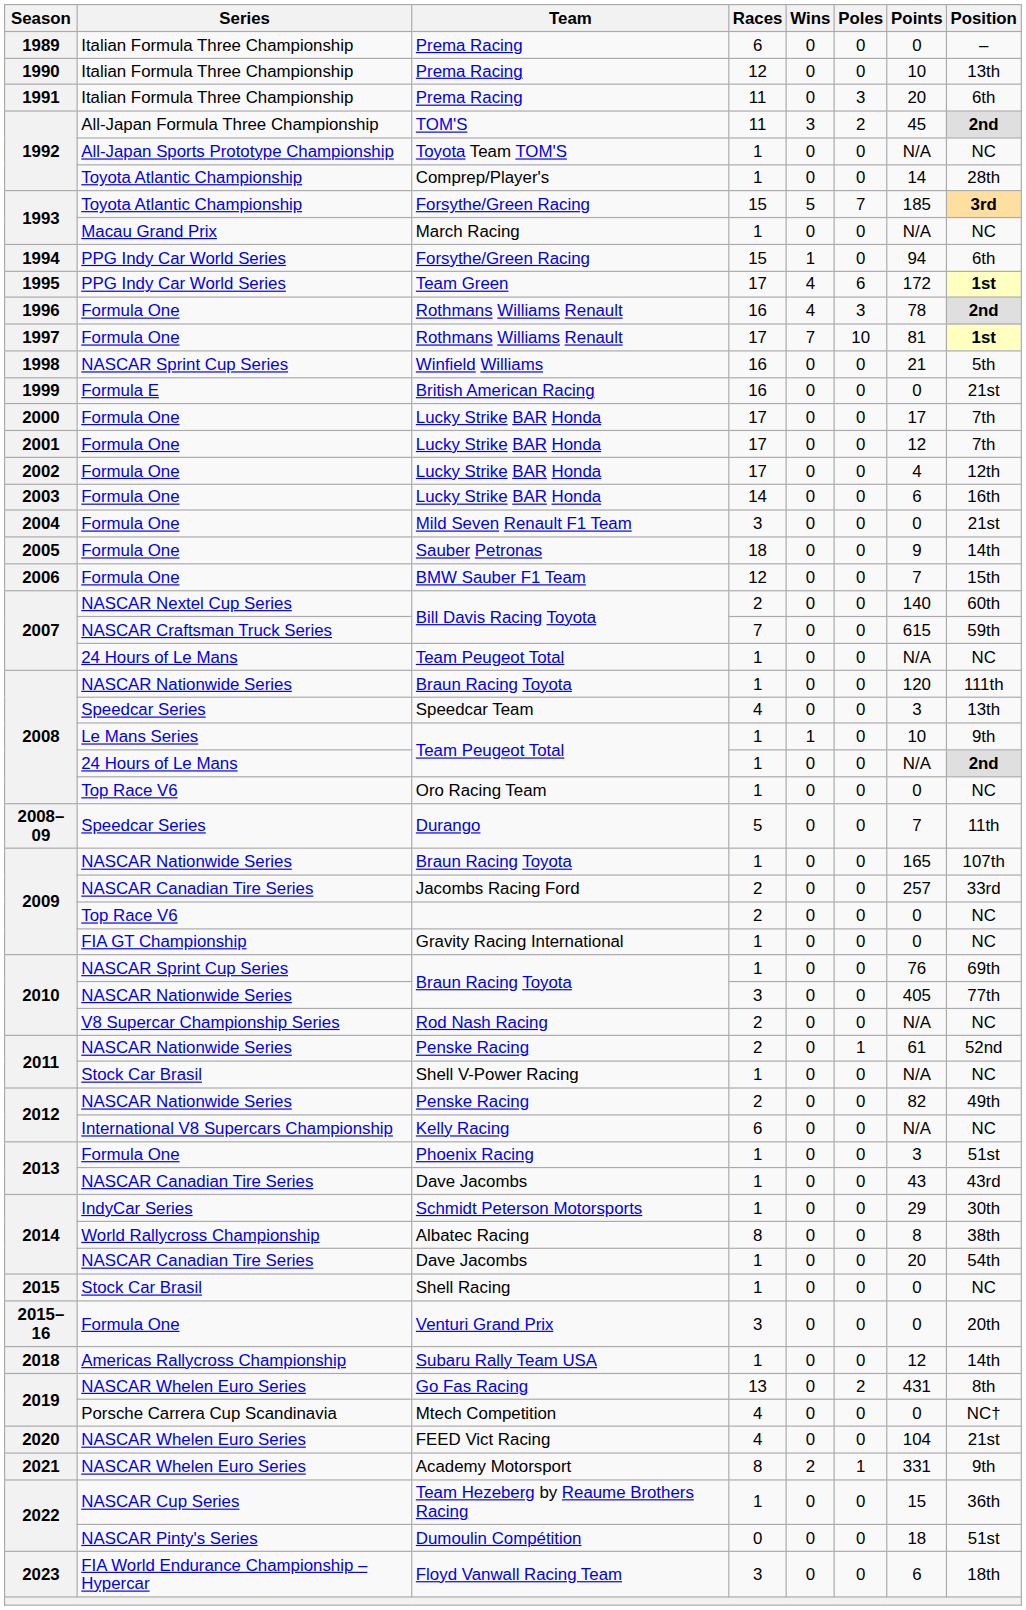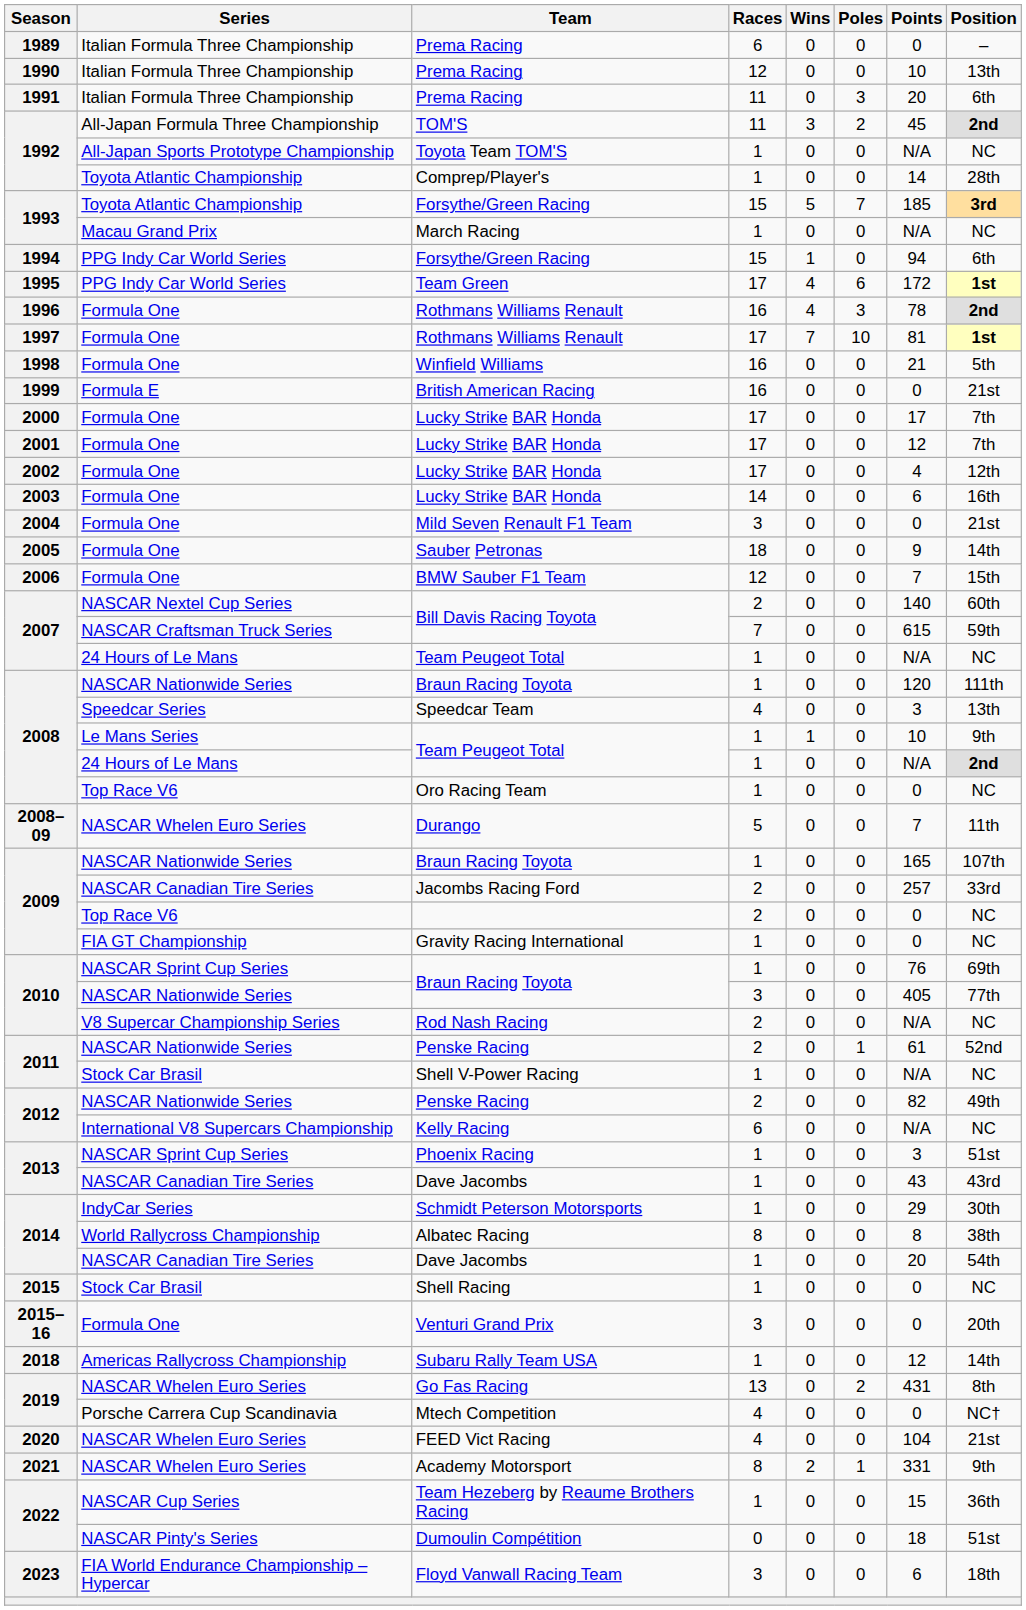(185, 364) NASCAR Sprint Cup Series -> (130, 364) Formula One
(144, 826) Speedcar Series -> (194, 826) NASCAR Whelen Euro Series
(130, 1155) Formula One -> (185, 1155) NASCAR Sprint Cup Series
